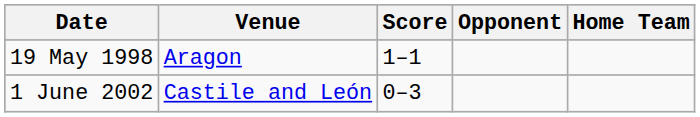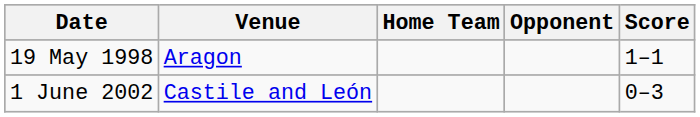columns swapped: (631, 23) <-> (415, 23)
